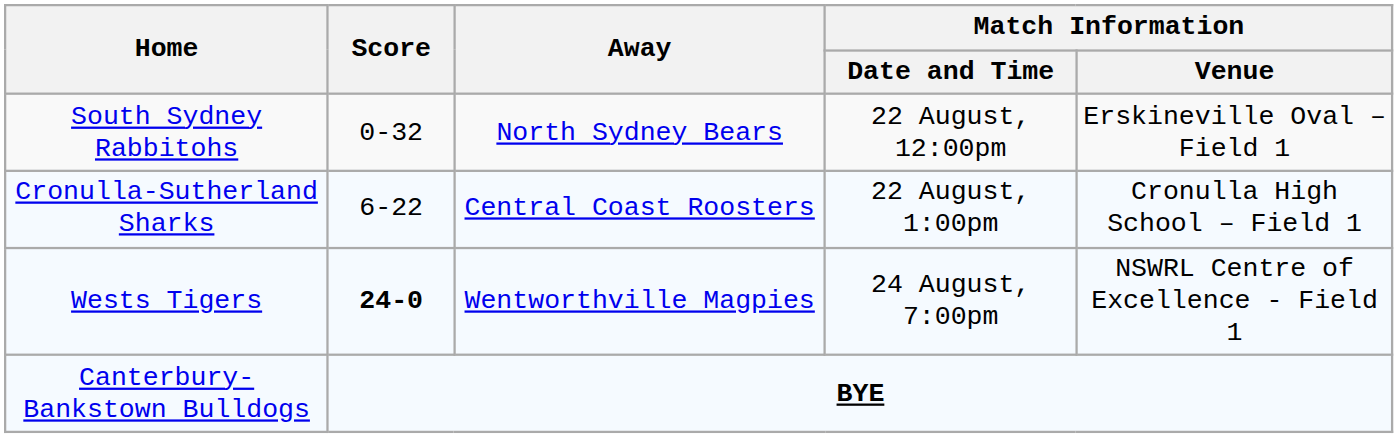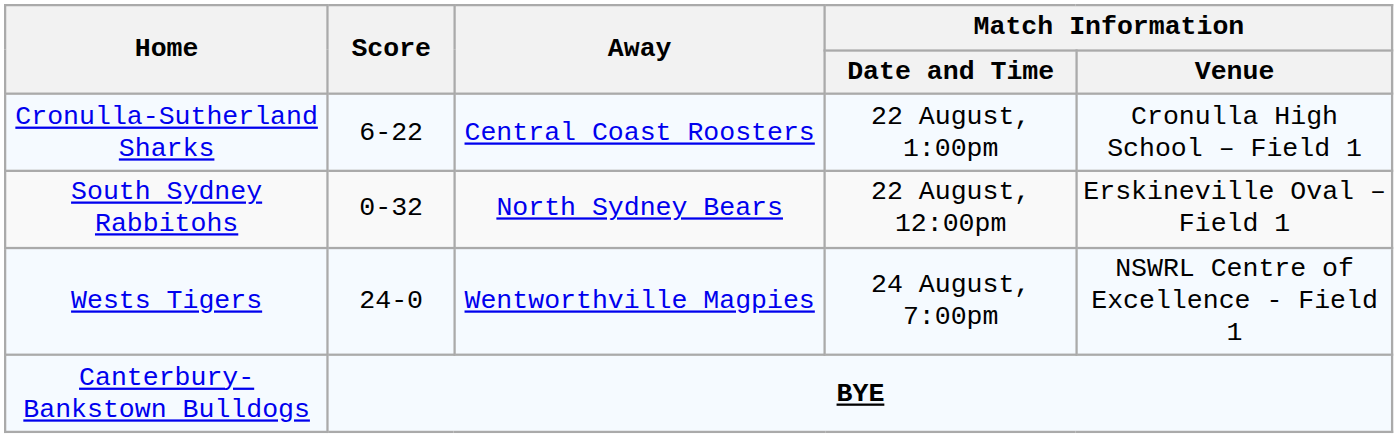rows swapped: (167, 132) <-> (167, 209)
(391, 301) bold -> (391, 301) normal
